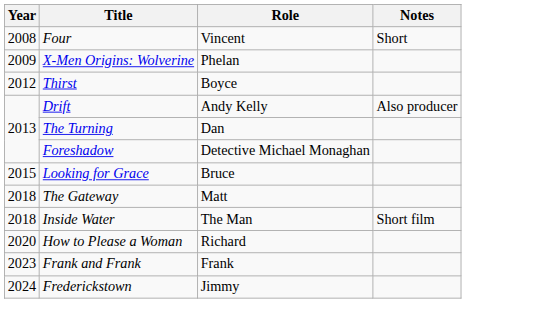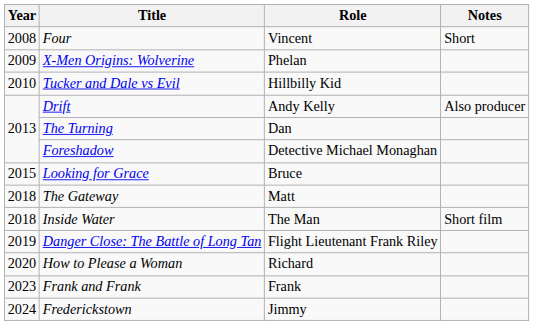+ row: (111, 83)
- row: (60, 83)
+ row: (152, 241)
